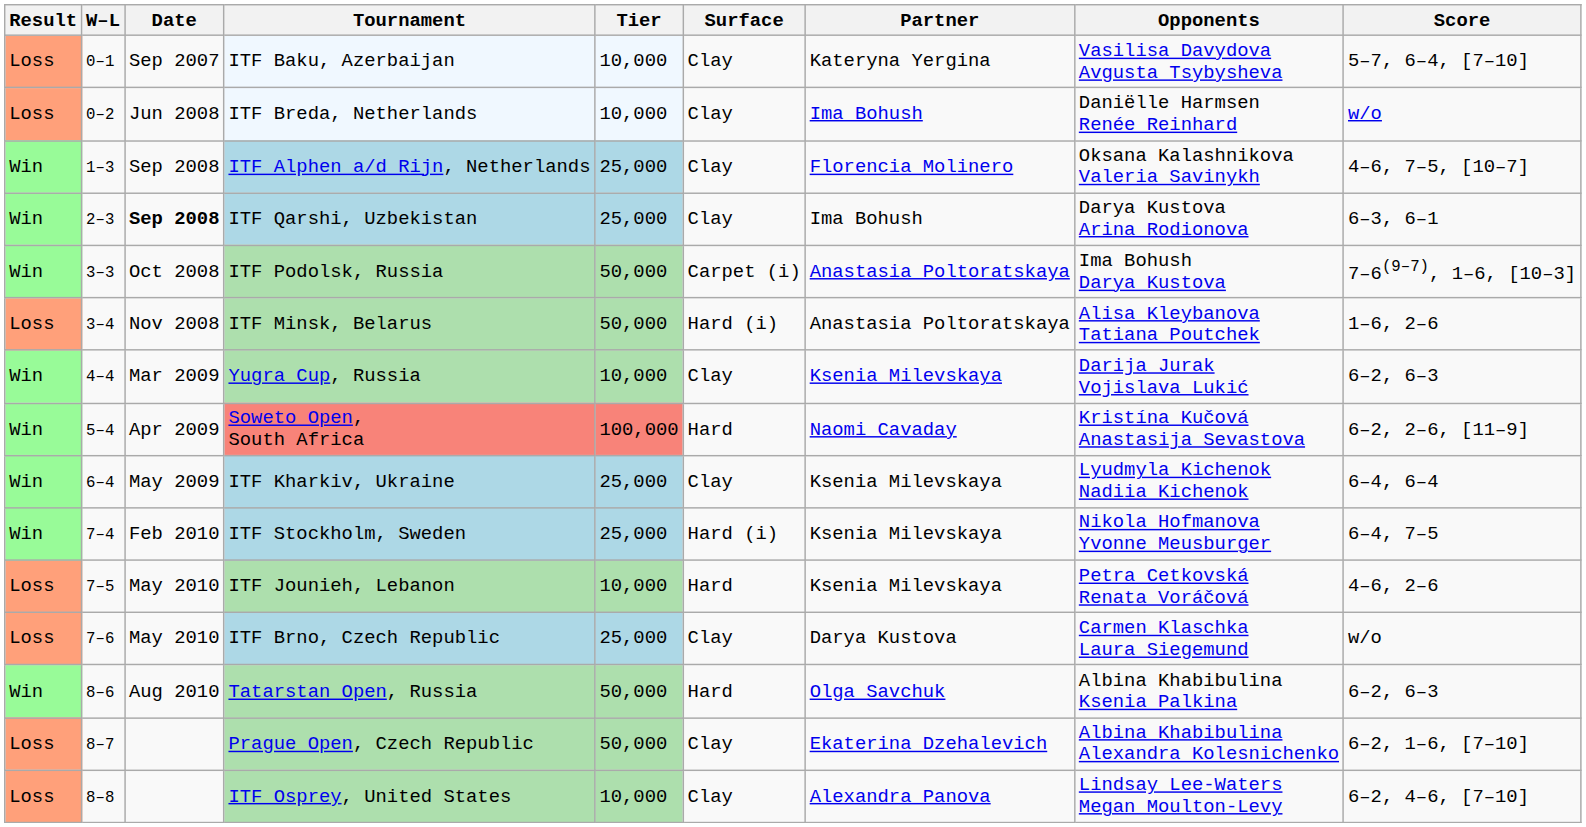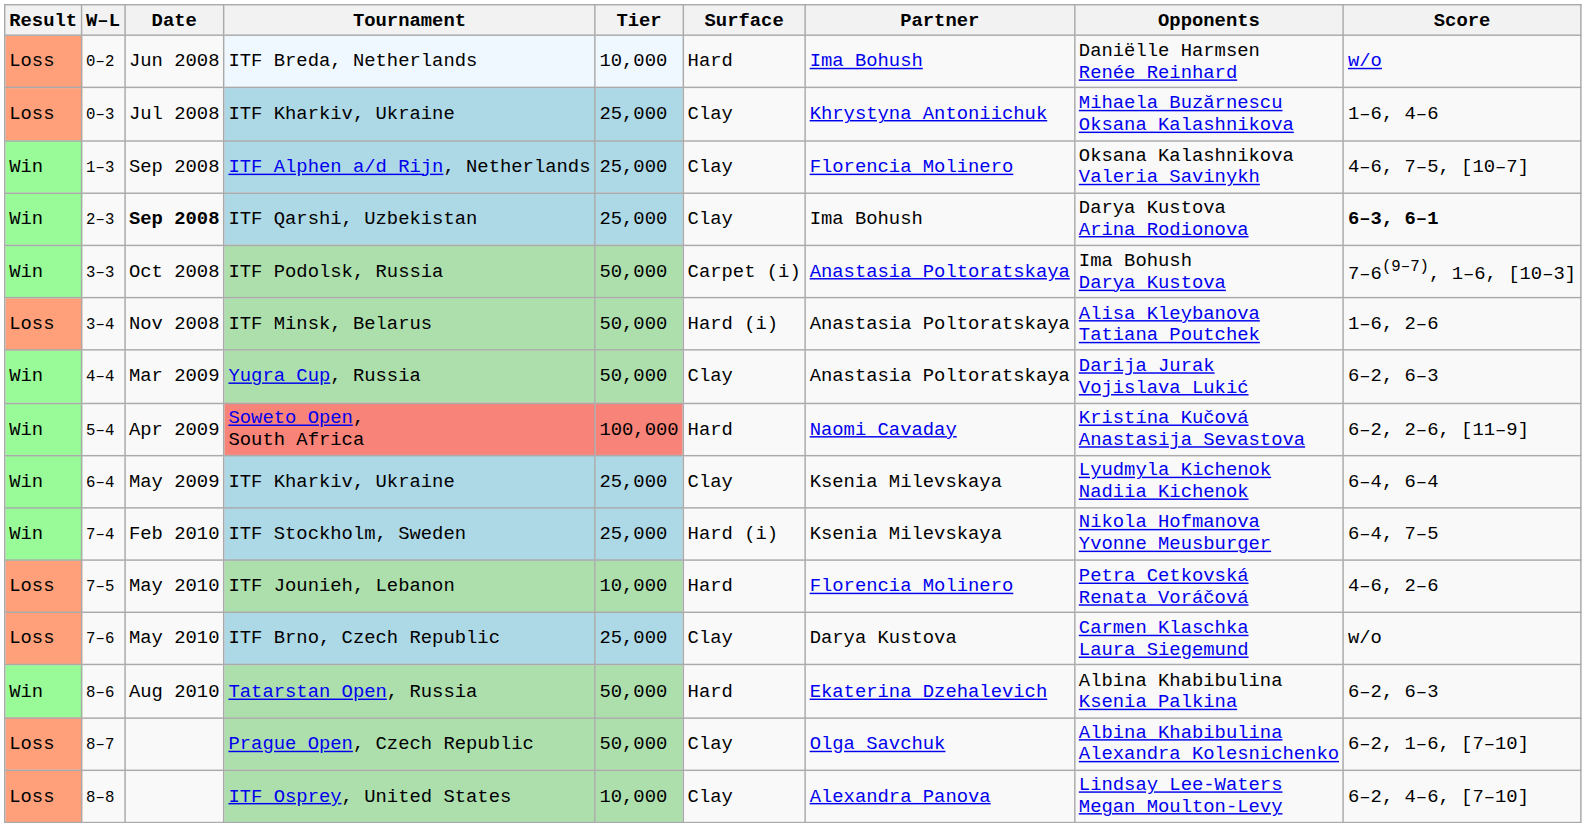- row: (100, 62)
(710, 114) Clay -> (710, 62) Hard
+ row: (100, 115)
(1393, 219) normal -> (1393, 219) bold
(633, 377) 10,000 -> (633, 377) 50,000
(906, 377) Ksenia Milevskaya -> (940, 377) Anastasia Poltoratskaya
(906, 586) Ksenia Milevskaya -> (911, 586) Florencia Molinero
(878, 691) Olga Savchuk -> (928, 691) Ekaterina Dzehalevich
(928, 744) Ekaterina Dzehalevich -> (878, 744) Olga Savchuk
